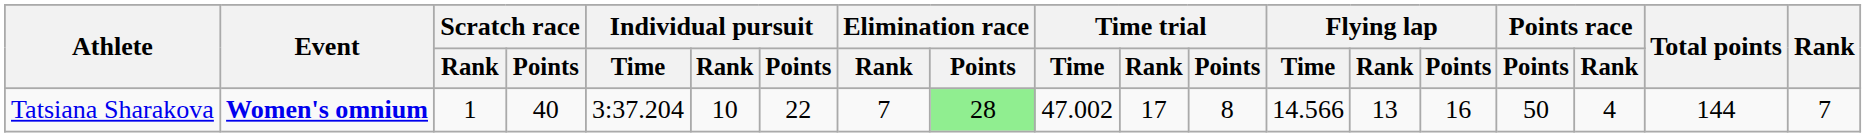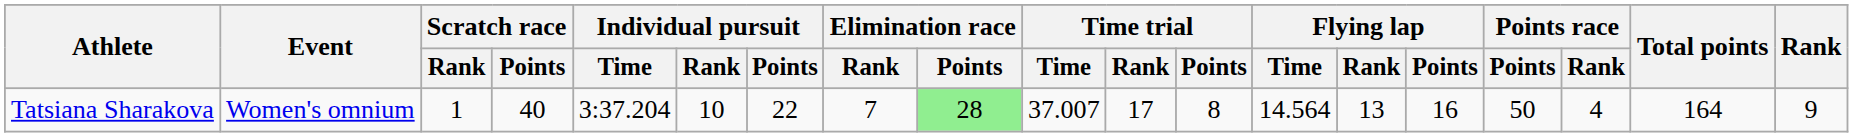(327, 110) bold -> (320, 110) normal
(1077, 110) 47.002 -> (1064, 110) 37.007
(1308, 110) 14.566 -> (1295, 110) 14.564
(1716, 110) 144 -> (1703, 110) 164
(1824, 110) 7 -> (1811, 110) 9
